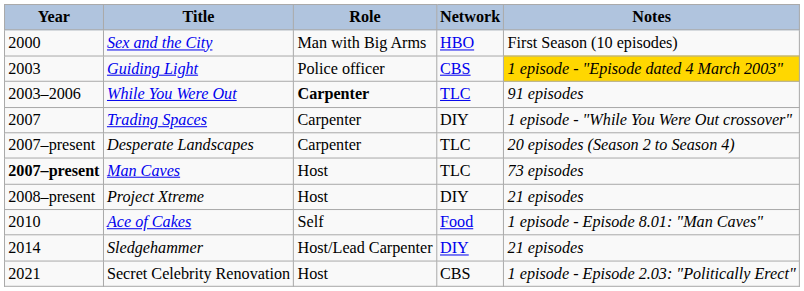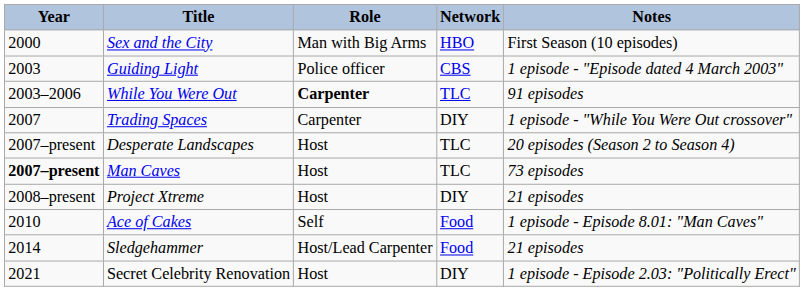(645, 68) gold background -> (645, 68) no background
(329, 145) Carpenter -> (313, 145) Host
(454, 247) DIY -> (457, 247) Food
(455, 273) CBS -> (454, 273) DIY
